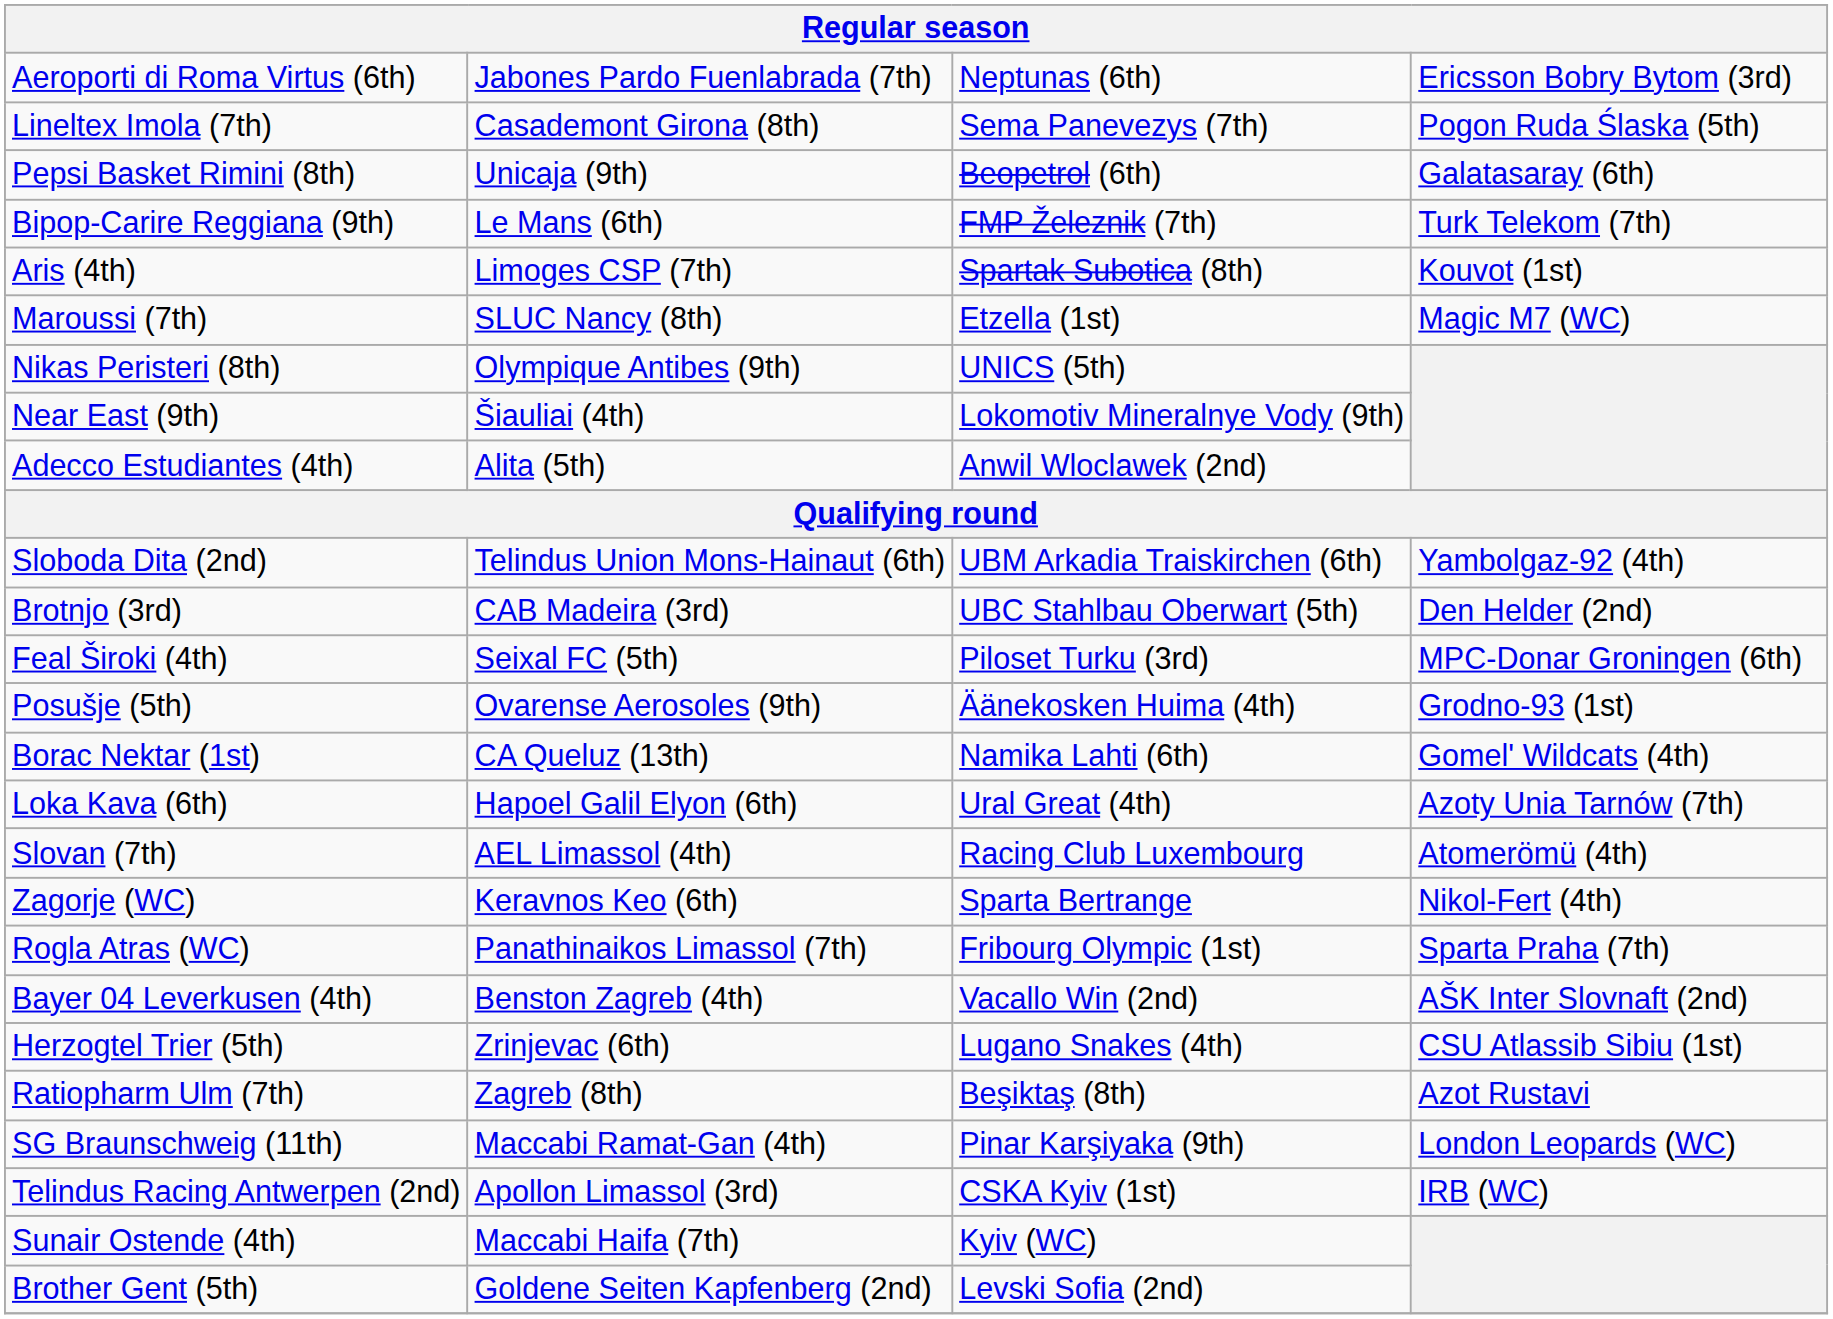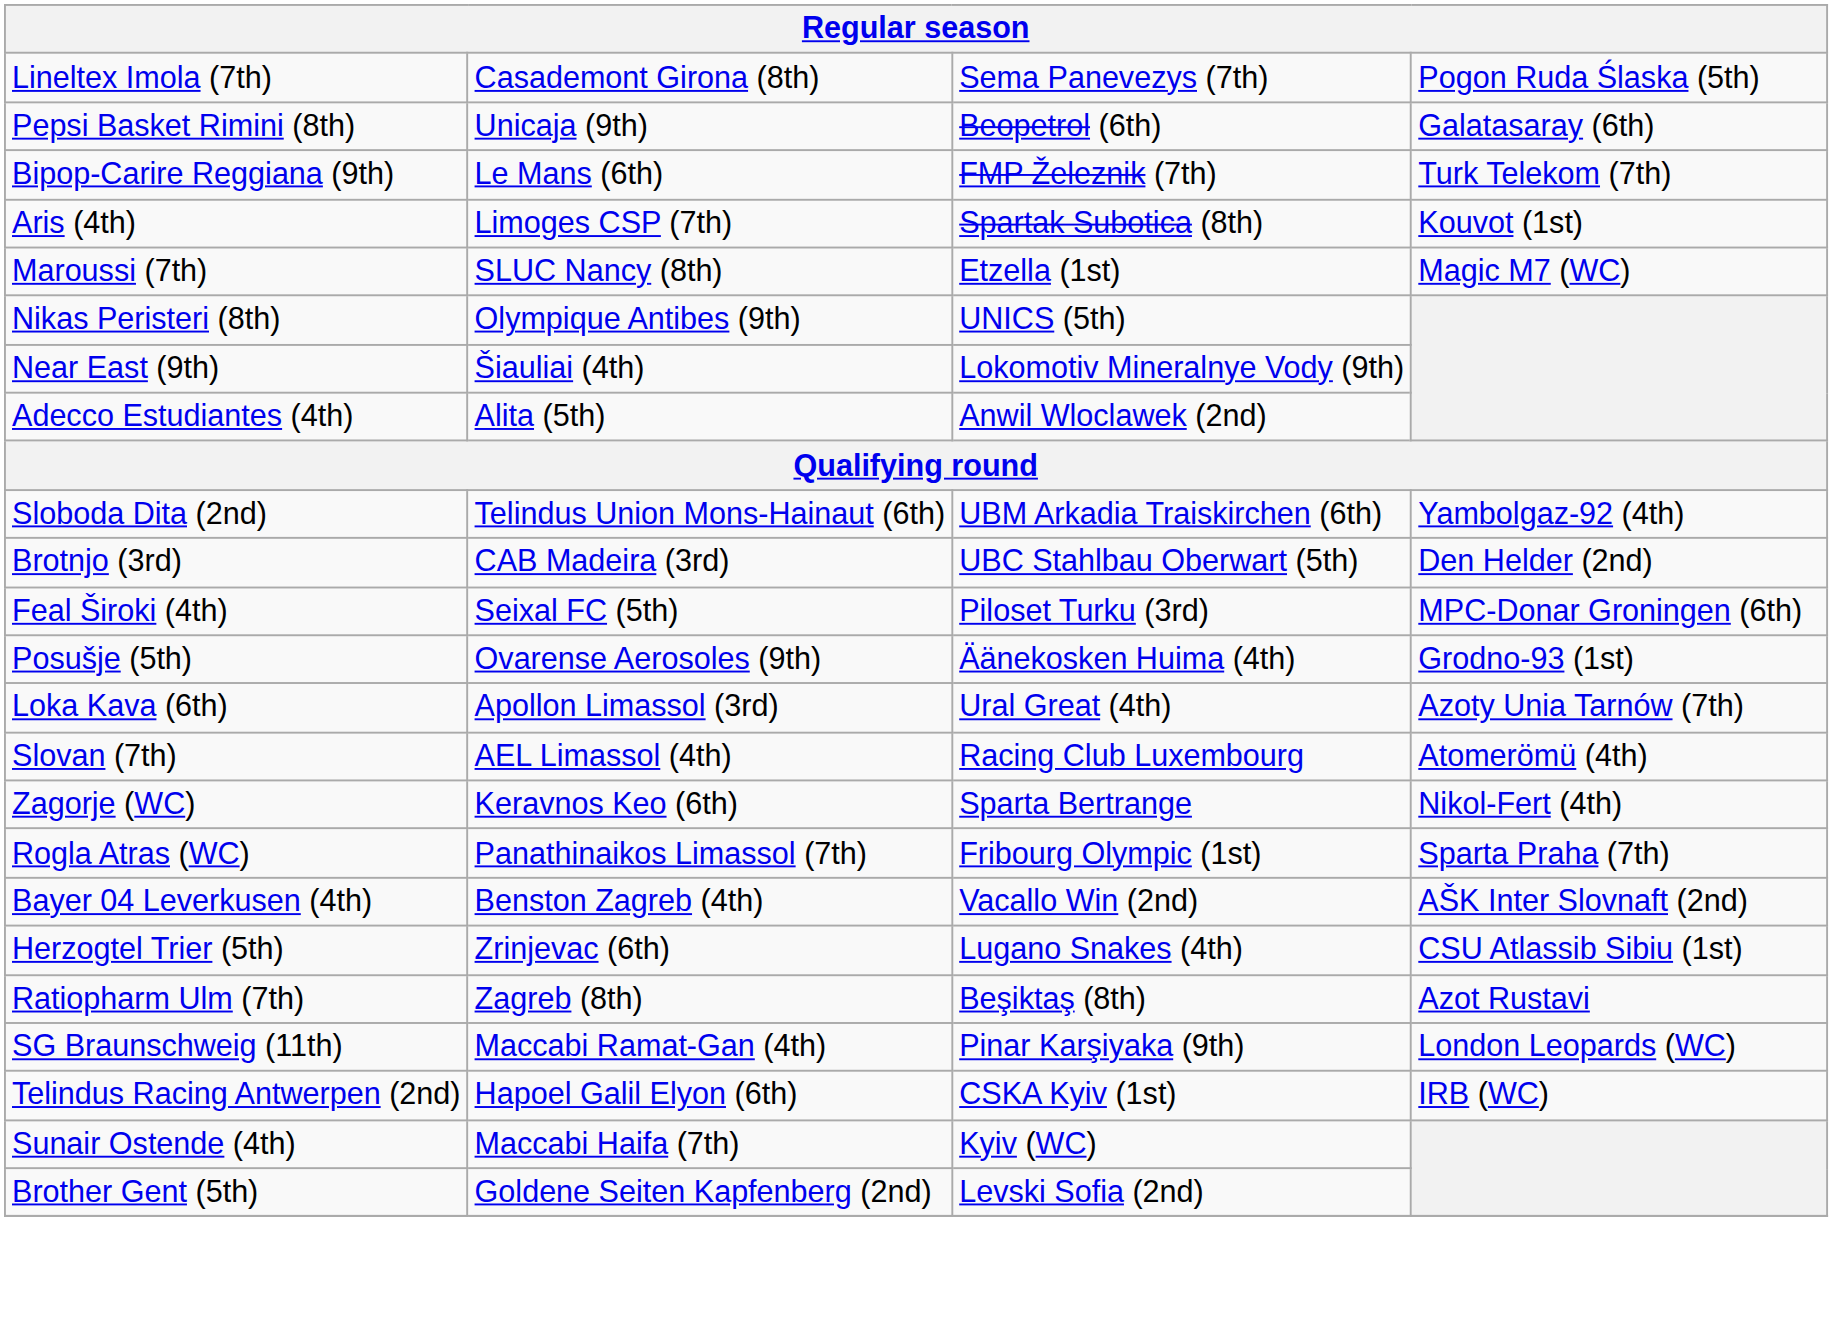- row: (214, 77)
- row: (136, 755)
(636, 804) Hapoel Galil Elyon (6th) -> (627, 707) Apollon Limassol (3rd)
(627, 1191) Apollon Limassol (3rd) -> (636, 1094) Hapoel Galil Elyon (6th)
